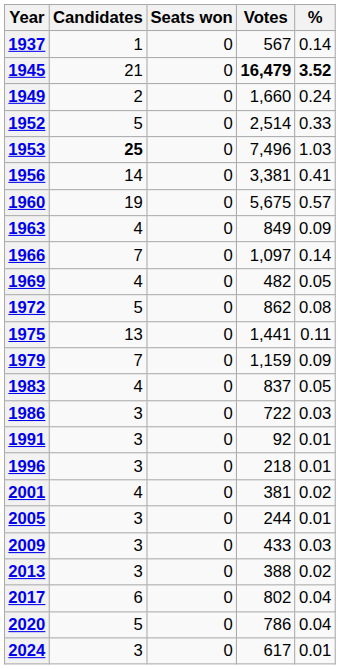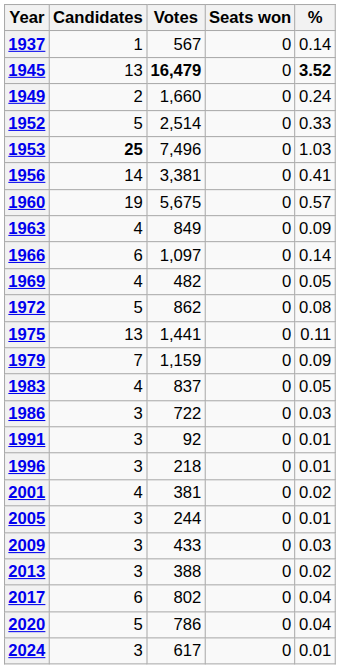columns swapped: (192, 17) <-> (266, 17)
(133, 70) 21 -> (133, 70) 13
(138, 255) 7 -> (138, 255) 6
